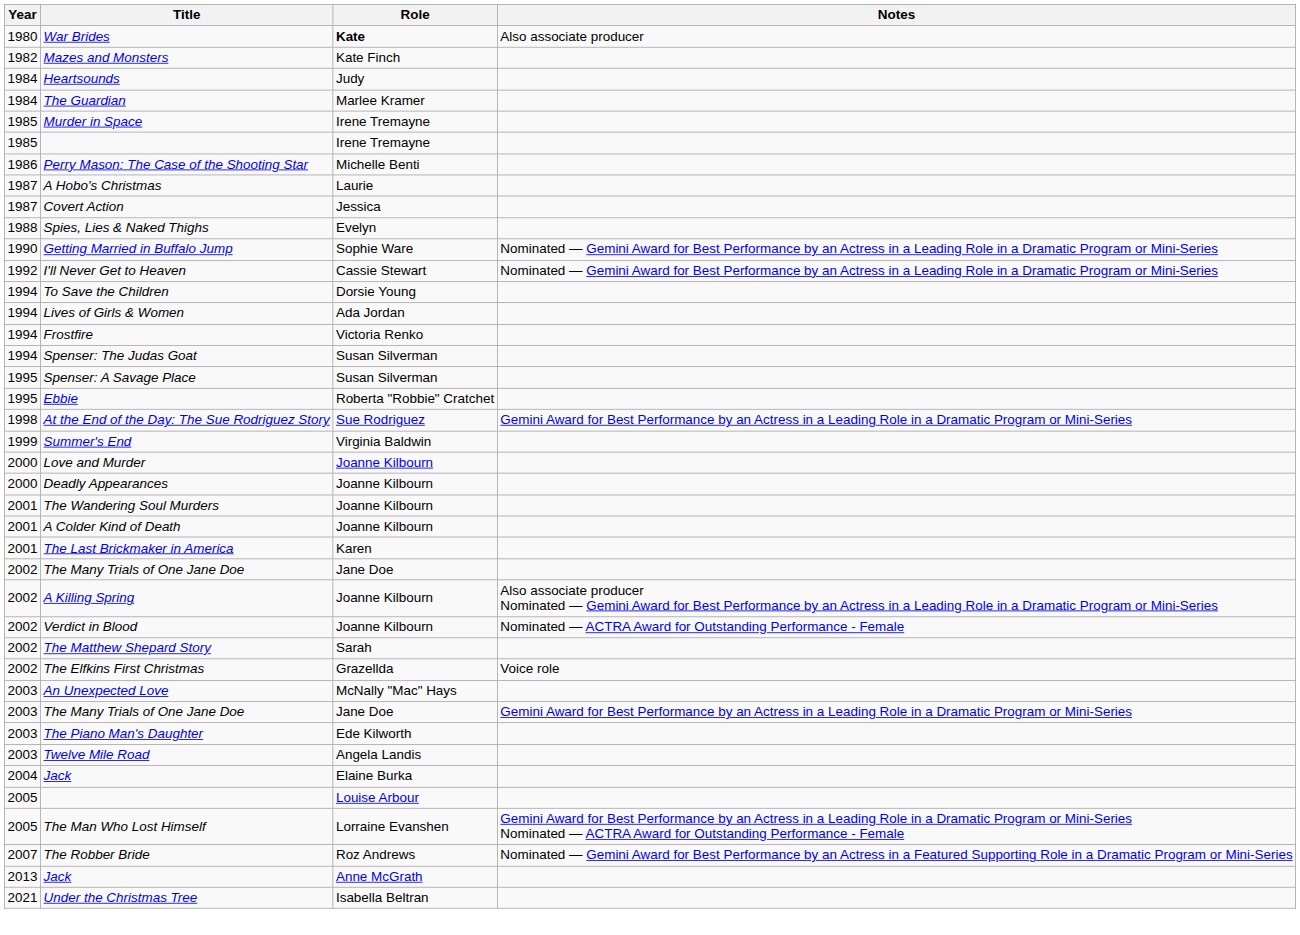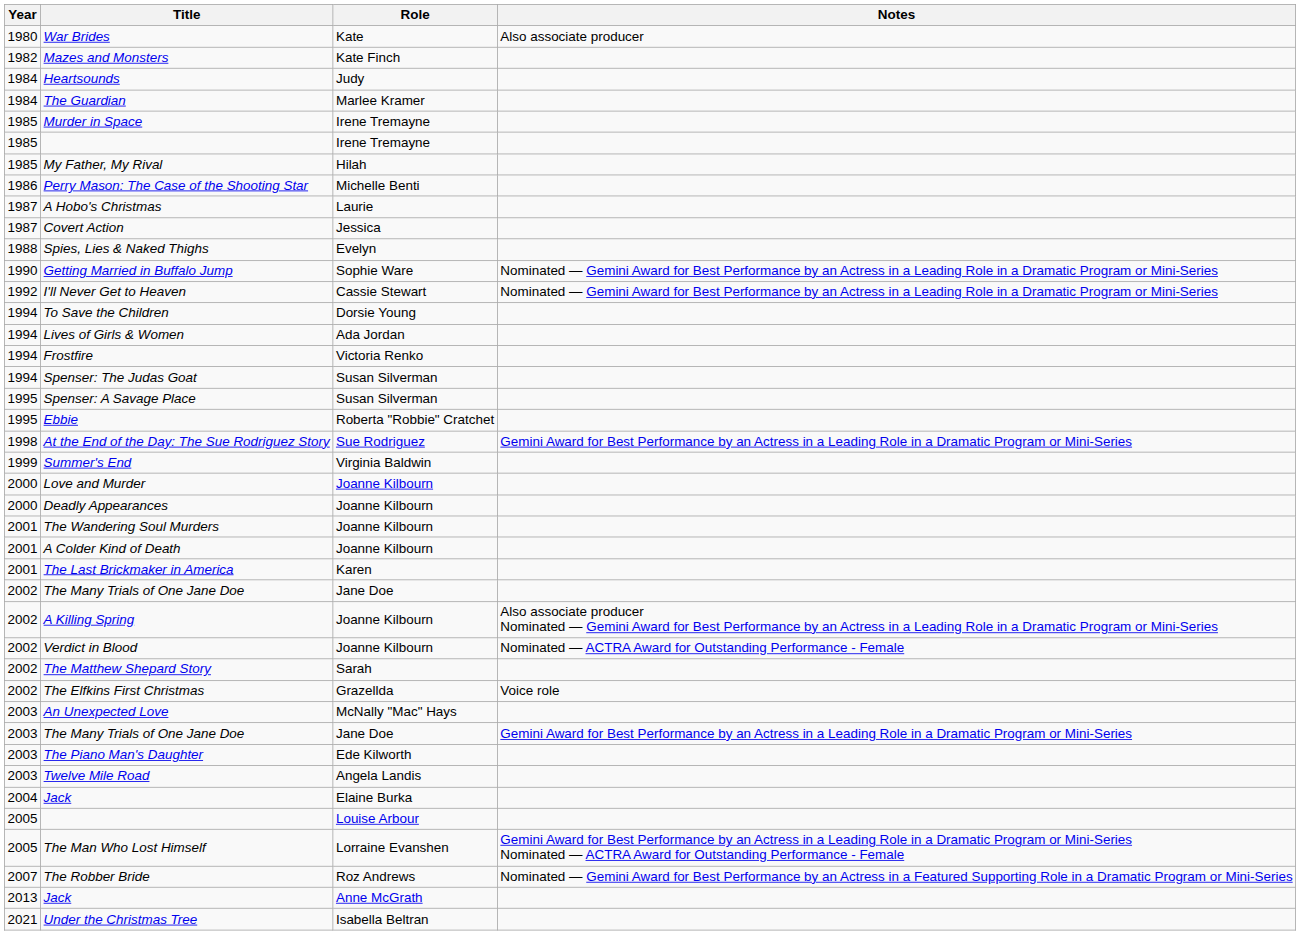(351, 36) bold -> (350, 36) normal
+ row: (22, 164)
